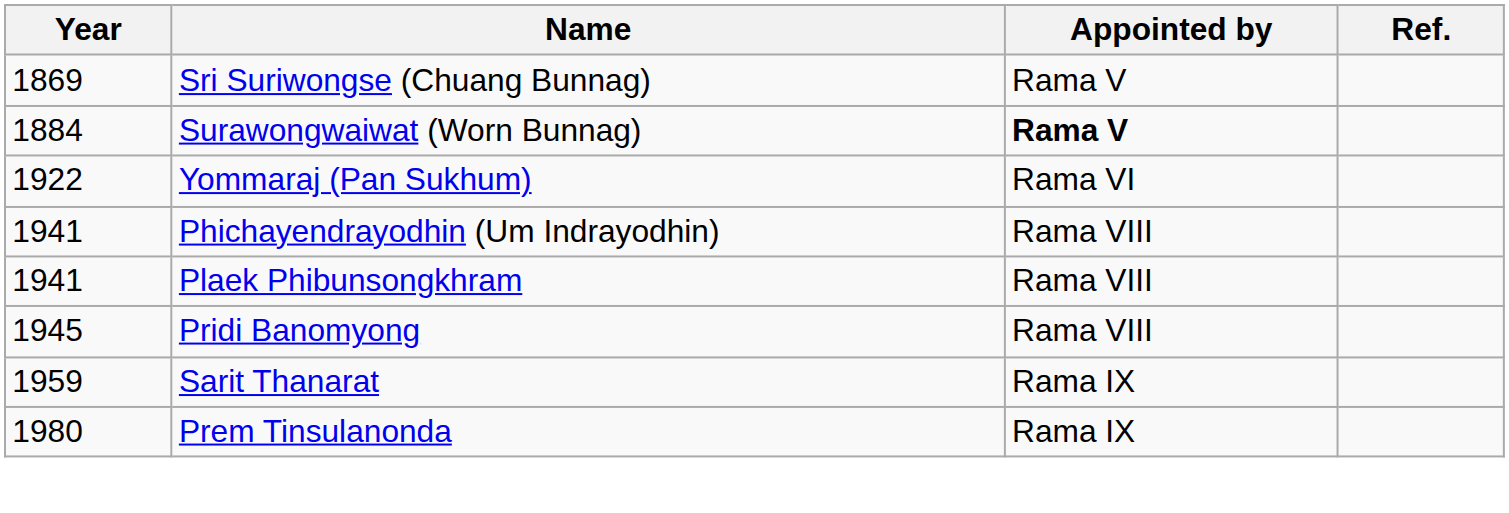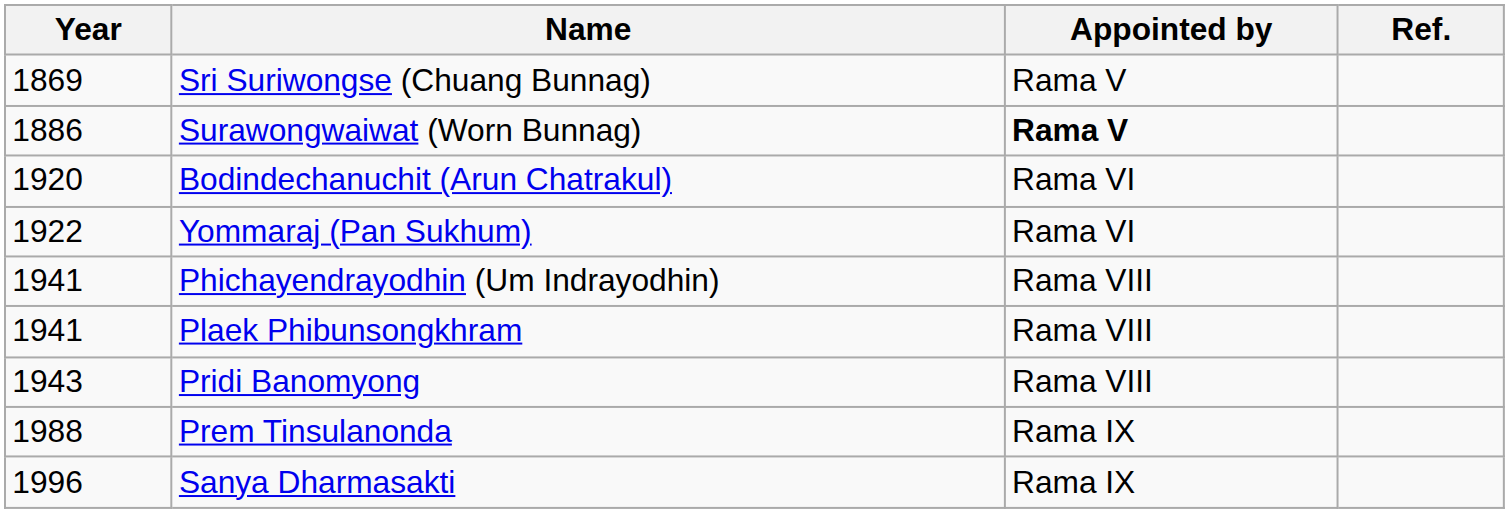(48, 130) 1884 -> (48, 130) 1886
+ row: (425, 180)
(48, 331) 1945 -> (48, 381) 1943
- row: (279, 381)
(48, 431) 1980 -> (48, 431) 1988
+ row: (317, 481)
